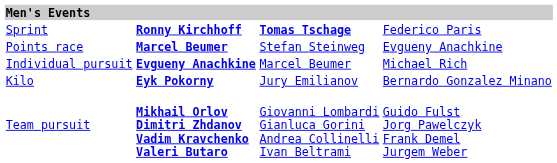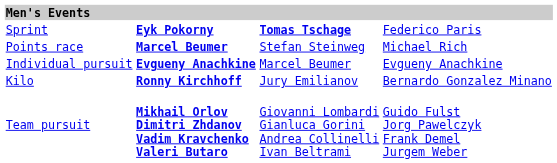(189, 30) Ronny Kirchhoff -> (175, 30) Eyk Pokorny
(443, 47) Evgueny Anachkine -> (425, 47) Michael Rich
(425, 64) Michael Rich -> (443, 64) Evgueny Anachkine
(175, 81) Eyk Pokorny -> (189, 81) Ronny Kirchhoff
